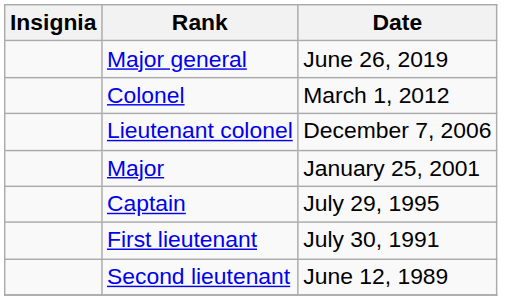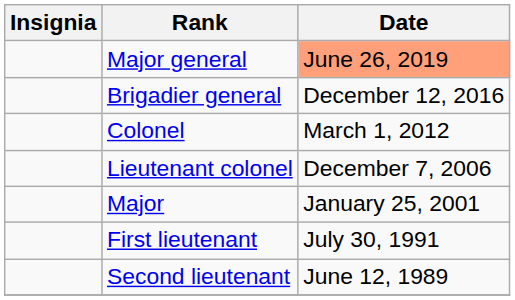(376, 58) no background -> (376, 58) lightsalmon background
+ row: (194, 95)
- row: (146, 204)
